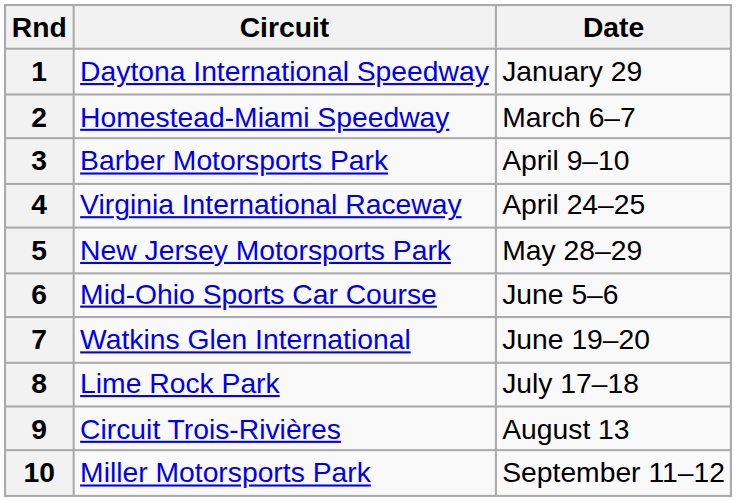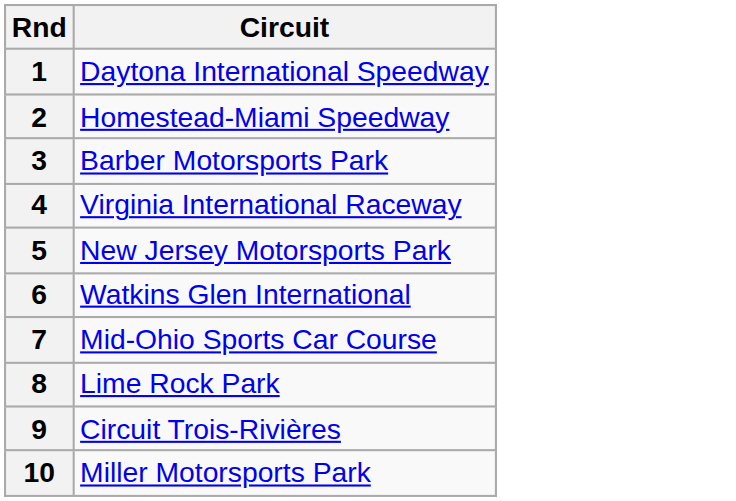- column: (614, 27)
(258, 294) Mid-Ohio Sports Car Course -> (245, 294) Watkins Glen International
(245, 339) Watkins Glen International -> (258, 339) Mid-Ohio Sports Car Course
